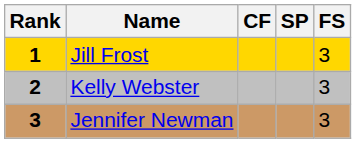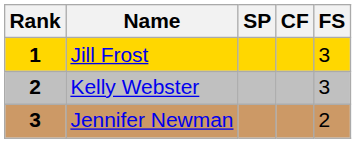columns swapped: (257, 21) <-> (295, 21)
(324, 120) 3 -> (324, 120) 2
